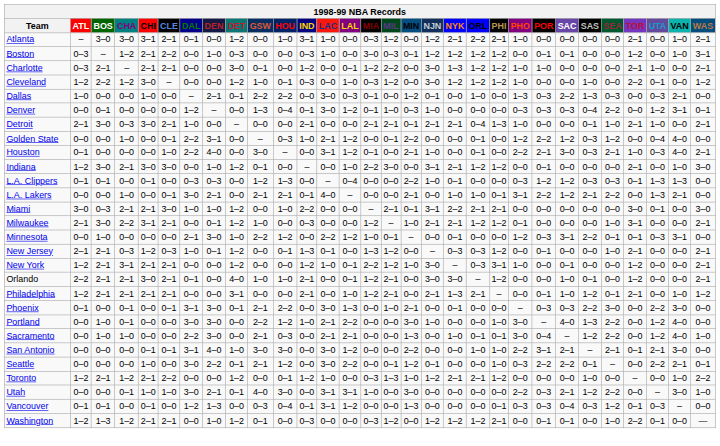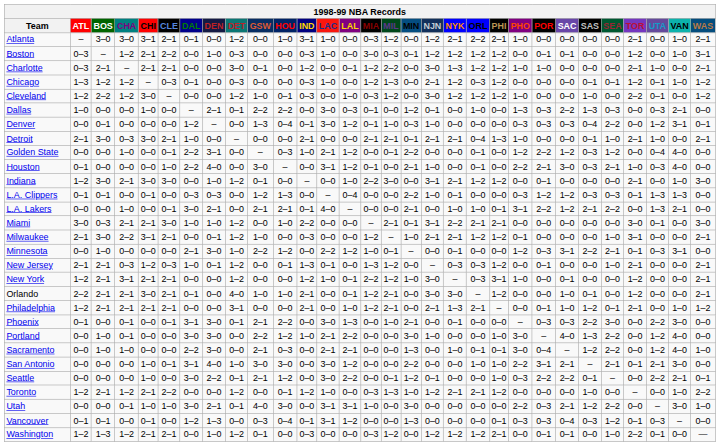+ row: (23, 82)
(703, 153) 2–1 -> (703, 167) 0–0
(612, 237) 0–1 -> (612, 252) 2–1
(148, 350) 0–1 -> (148, 364) 1–0
